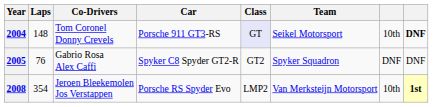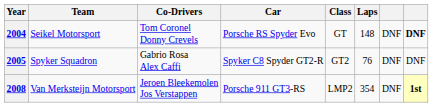columns swapped: (325, 12) <-> (41, 12)
(179, 34) Porsche 911 GT3-RS -> (269, 34) Porsche RS Spyder Evo
(256, 34) lavender background -> (340, 34) no background
(392, 34) 10th -> (392, 34) DNF
(184, 89) Porsche RS Spyder Evo -> (264, 89) Porsche 911 GT3-RS
(392, 89) 10th -> (392, 89) DNF
